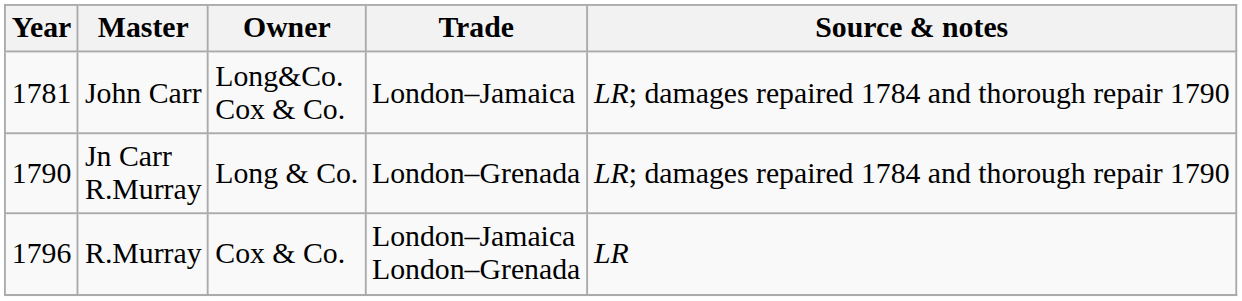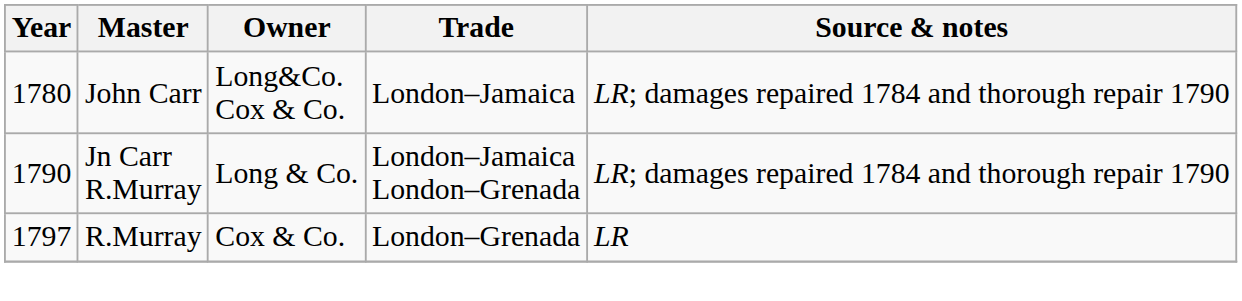(42, 92) 1781 -> (42, 92) 1780
(476, 172) London–Grenada -> (476, 172) London–Jamaica London–Grenada
(42, 253) 1796 -> (42, 236) 1797
(476, 253) London–Jamaica London–Grenada -> (476, 236) London–Grenada
